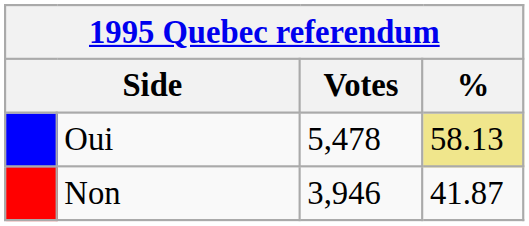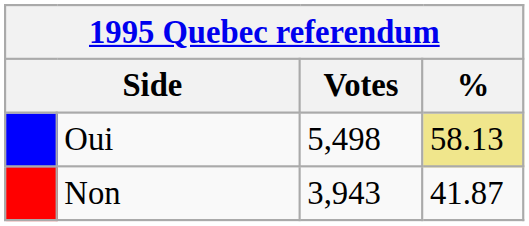(344, 139) 5,478 -> (344, 139) 5,498
(344, 193) 3,946 -> (344, 193) 3,943
